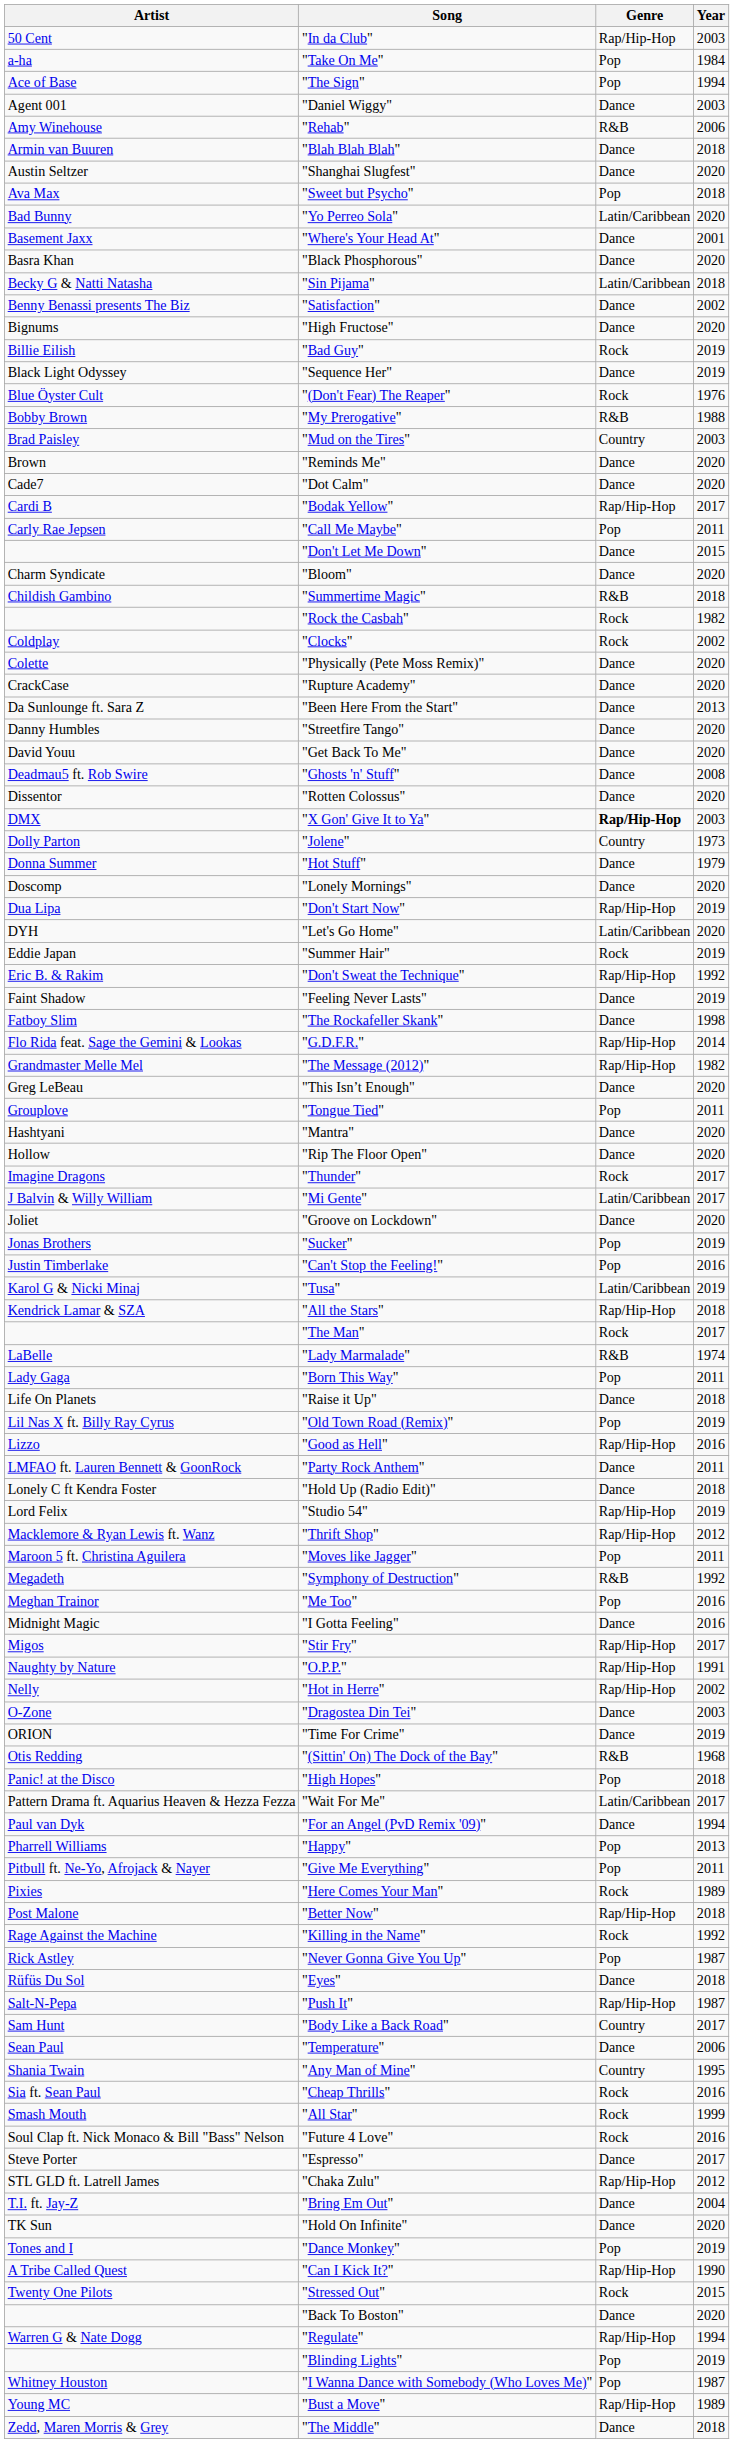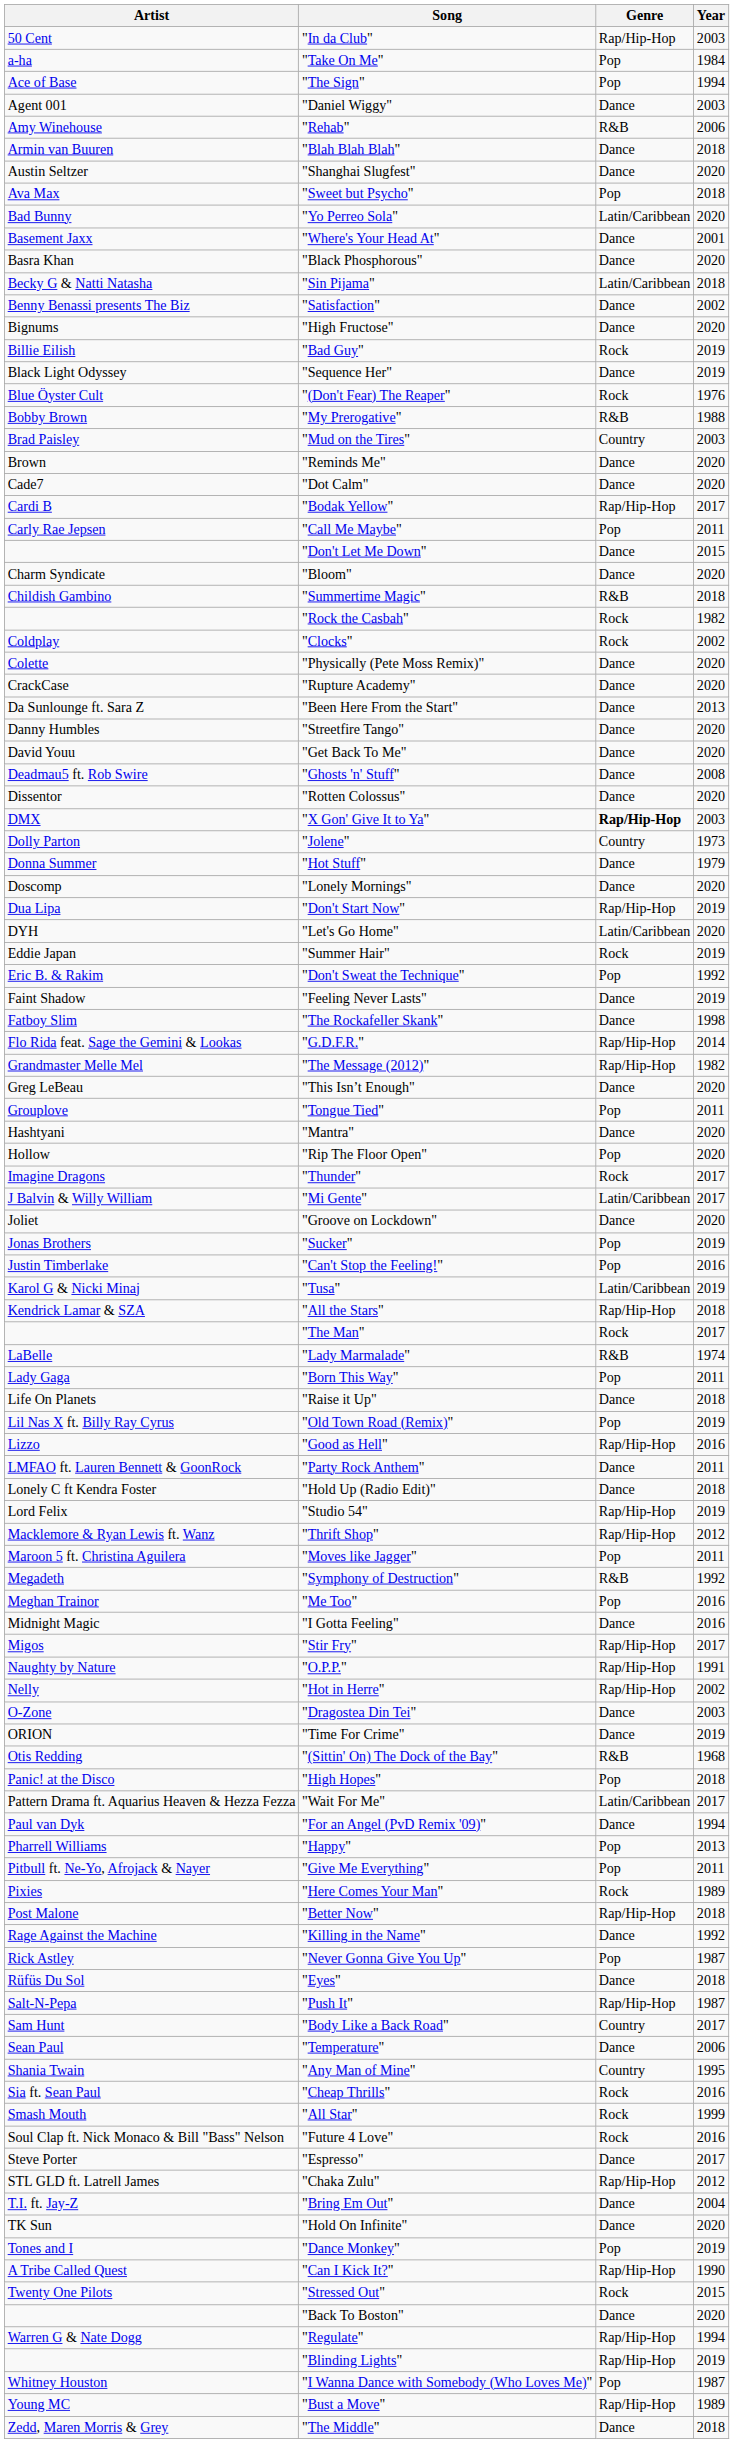(637, 975) Rap/Hip-Hop -> (610, 975) Pop
(617, 1154) Dance -> (610, 1154) Pop
(614, 1936) Rock -> (617, 1936) Dance
(610, 2360) Pop -> (637, 2360) Rap/Hip-Hop
